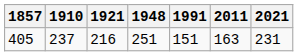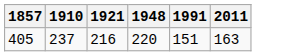- column: (272, 16)
(144, 40) 251 -> (144, 40) 220
